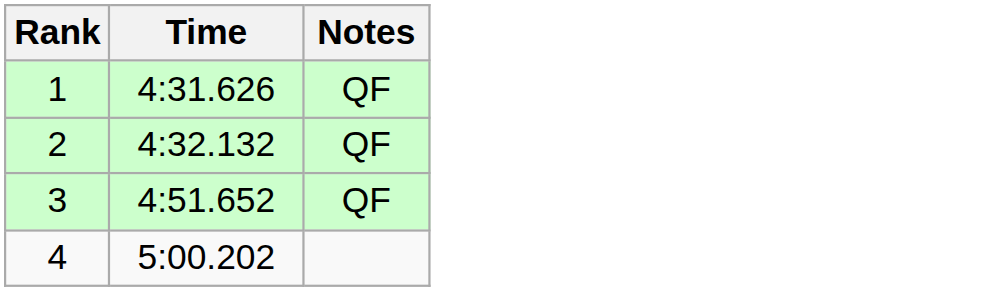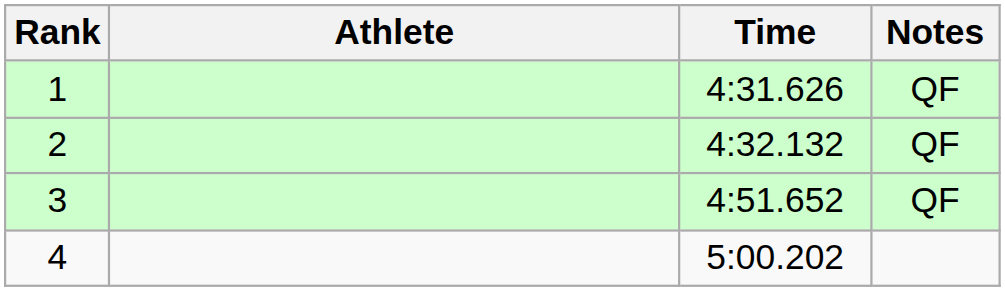+ column: (394, 32)
